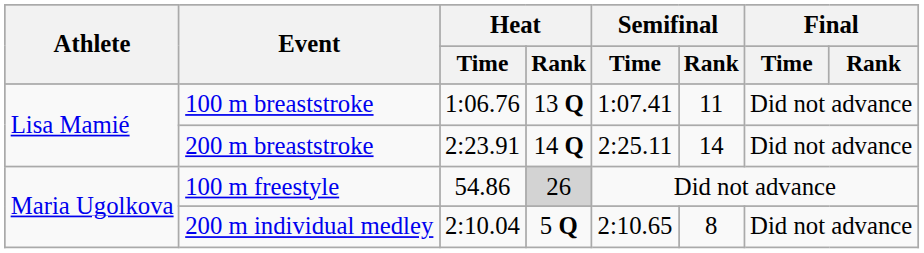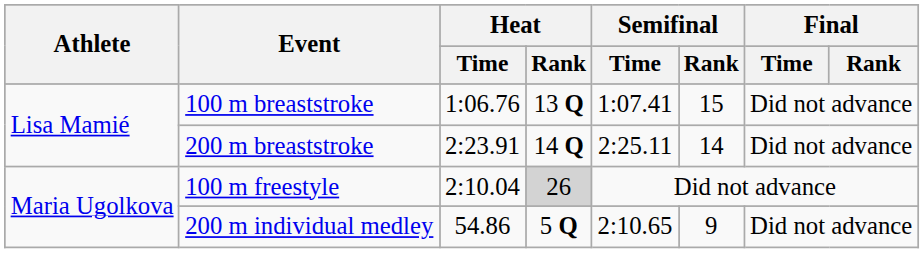(711, 104) 11 -> (711, 104) 15
(482, 186) 54.86 -> (482, 186) 2:10.04
(482, 227) 2:10.04 -> (482, 227) 54.86
(711, 227) 8 -> (711, 227) 9
